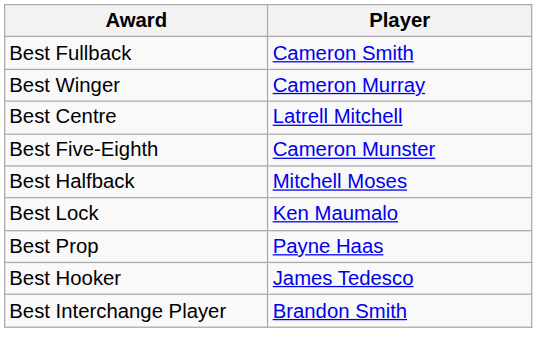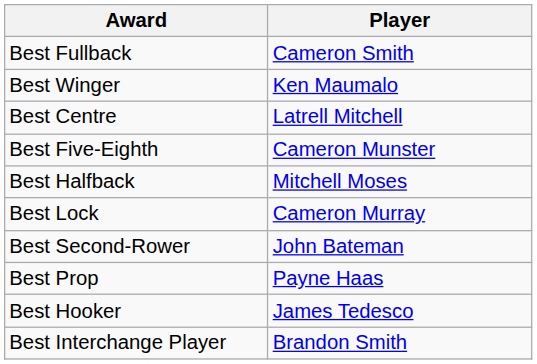(349, 85) Cameron Murray -> (335, 85) Ken Maumalo
(335, 213) Ken Maumalo -> (349, 213) Cameron Murray
+ row: (100, 246)
